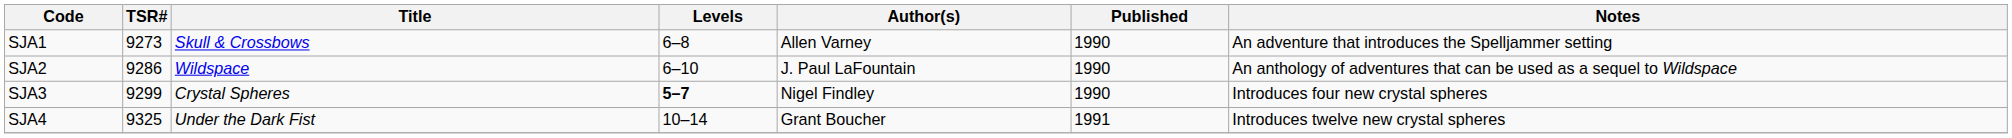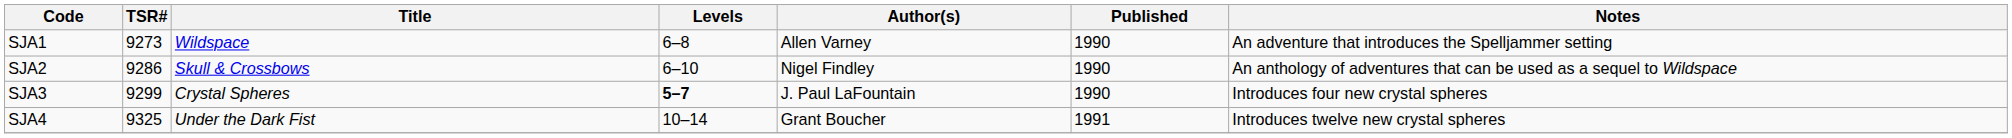(242, 42) Skull & Crossbows -> (212, 42) Wildspace
(212, 68) Wildspace -> (242, 68) Skull & Crossbows
(848, 68) J. Paul LaFountain -> (827, 68) Nigel Findley
(827, 94) Nigel Findley -> (848, 94) J. Paul LaFountain
